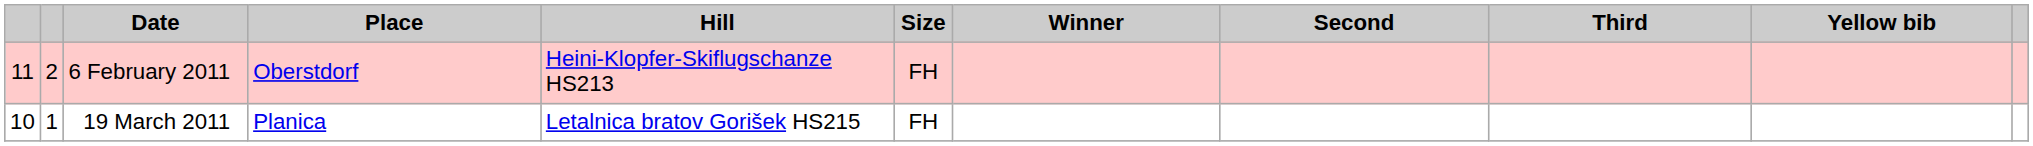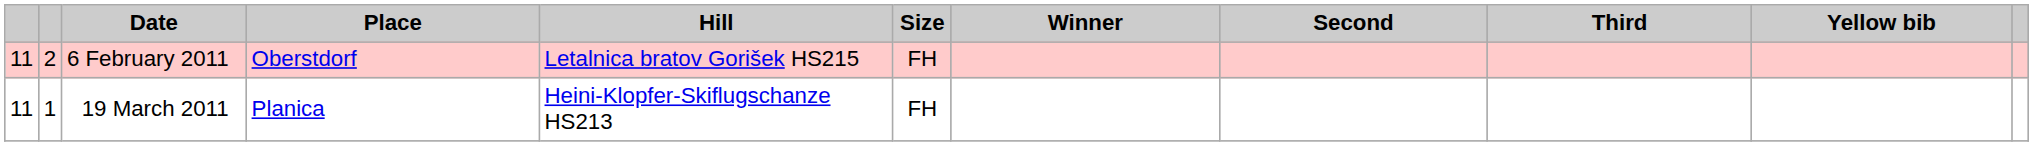(689, 71) Heini-Klopfer-Skiflugschanze HS213 -> (702, 58) Letalnica bratov Gorišek HS215
(22, 121) 10 -> (22, 108) 11
(703, 121) Letalnica bratov Gorišek HS215 -> (688, 108) Heini-Klopfer-Skiflugschanze HS213
